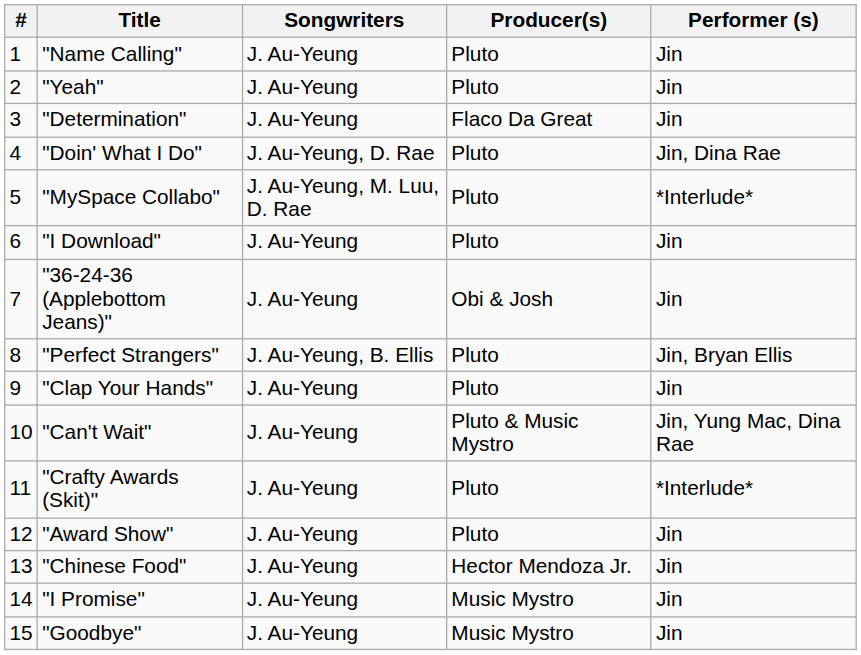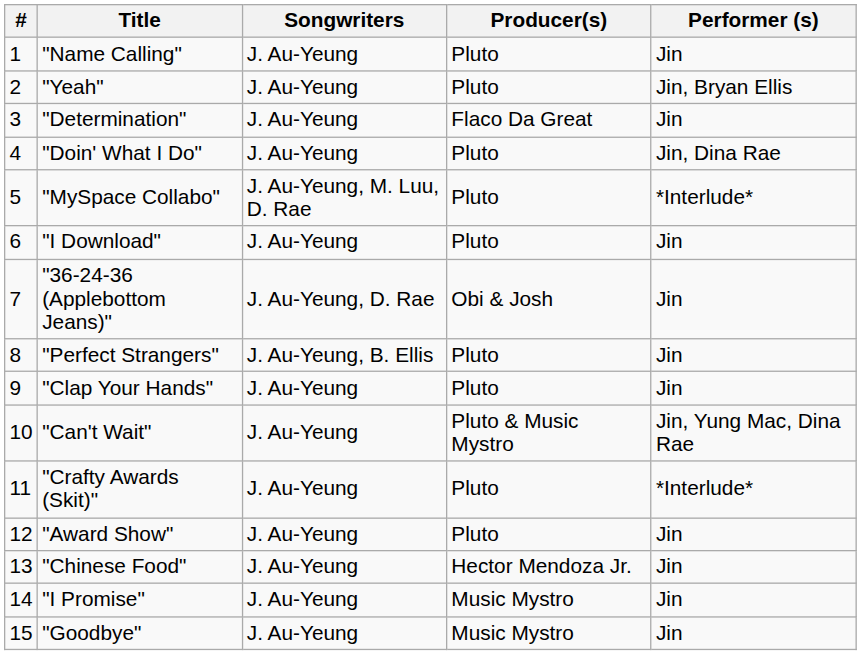(669, 86) Jin -> (724, 86) Jin, Bryan Ellis
(341, 152) J. Au-Yeung, D. Rae -> (302, 152) J. Au-Yeung
(302, 298) J. Au-Yeung -> (341, 298) J. Au-Yeung, D. Rae
(724, 355) Jin, Bryan Ellis -> (669, 355) Jin
